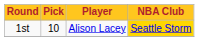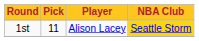(54, 28) 10 -> (54, 28) 11
